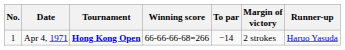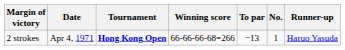columns swapped: (13, 17) <-> (263, 17)
(226, 38) −14 -> (252, 38) −13
